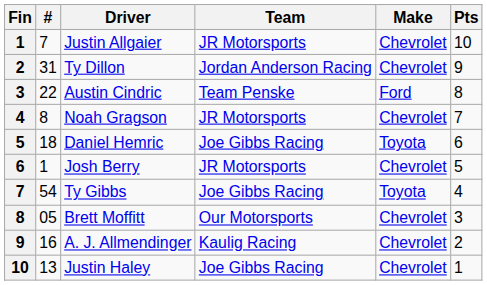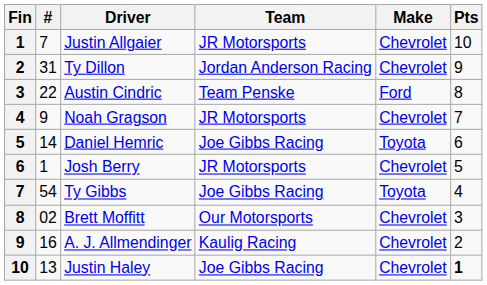(44, 117) 8 -> (44, 117) 9
(48, 142) 18 -> (48, 142) 14
(48, 217) 05 -> (48, 217) 02
(458, 267) normal -> (458, 267) bold
